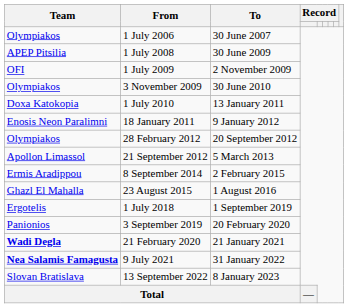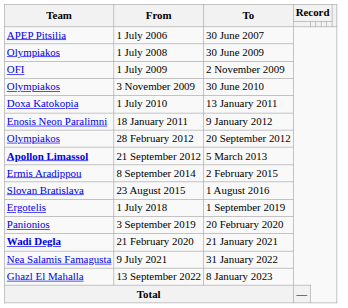(33, 35) Olympiakos -> (36, 35) APEP Pitsilia
(36, 52) APEP Pitsilia -> (33, 52) Olympiakos
(46, 156) normal -> (48, 156) bold
(45, 190) Ghazl El Mahalla -> (45, 190) Slovan Bratislava
(62, 259) bold -> (59, 259) normal
(45, 276) Slovan Bratislava -> (45, 276) Ghazl El Mahalla
